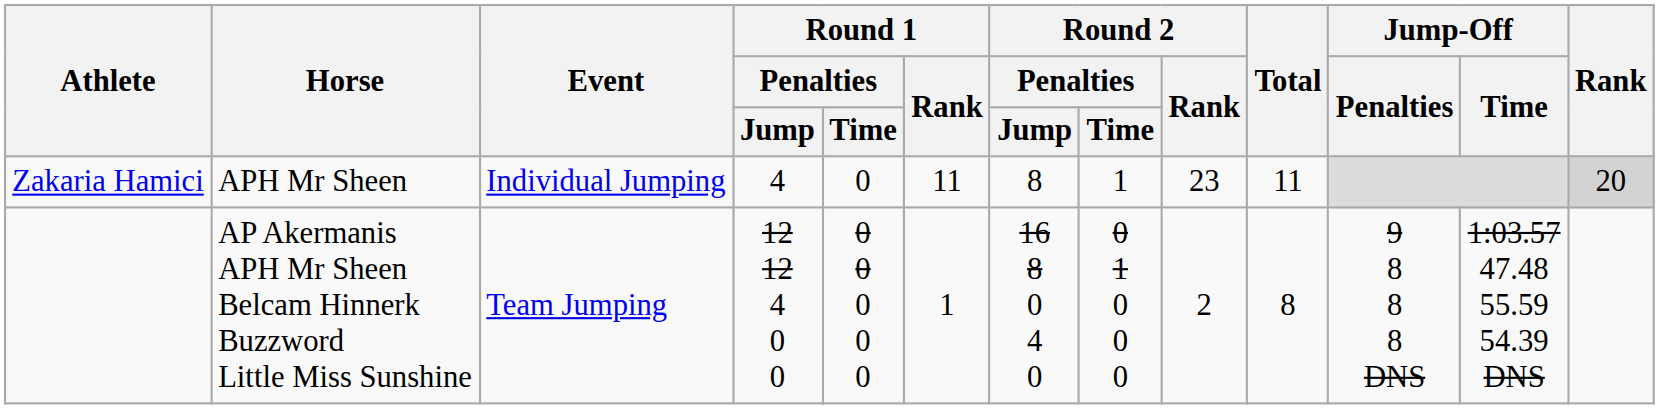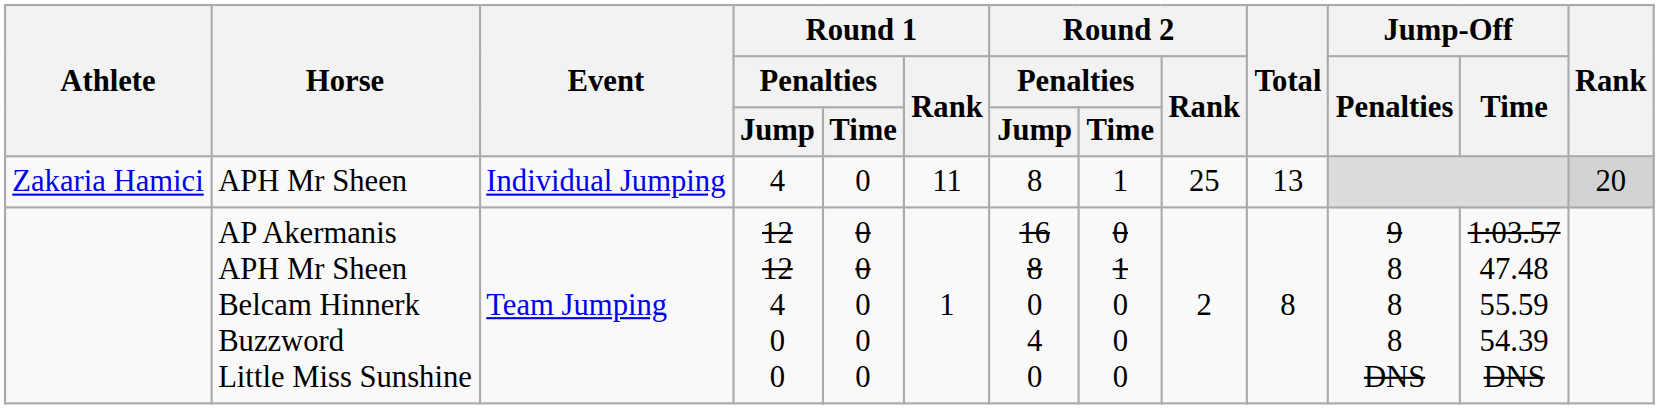(1204, 181) 23 -> (1204, 181) 25
(1288, 181) 11 -> (1288, 181) 13
